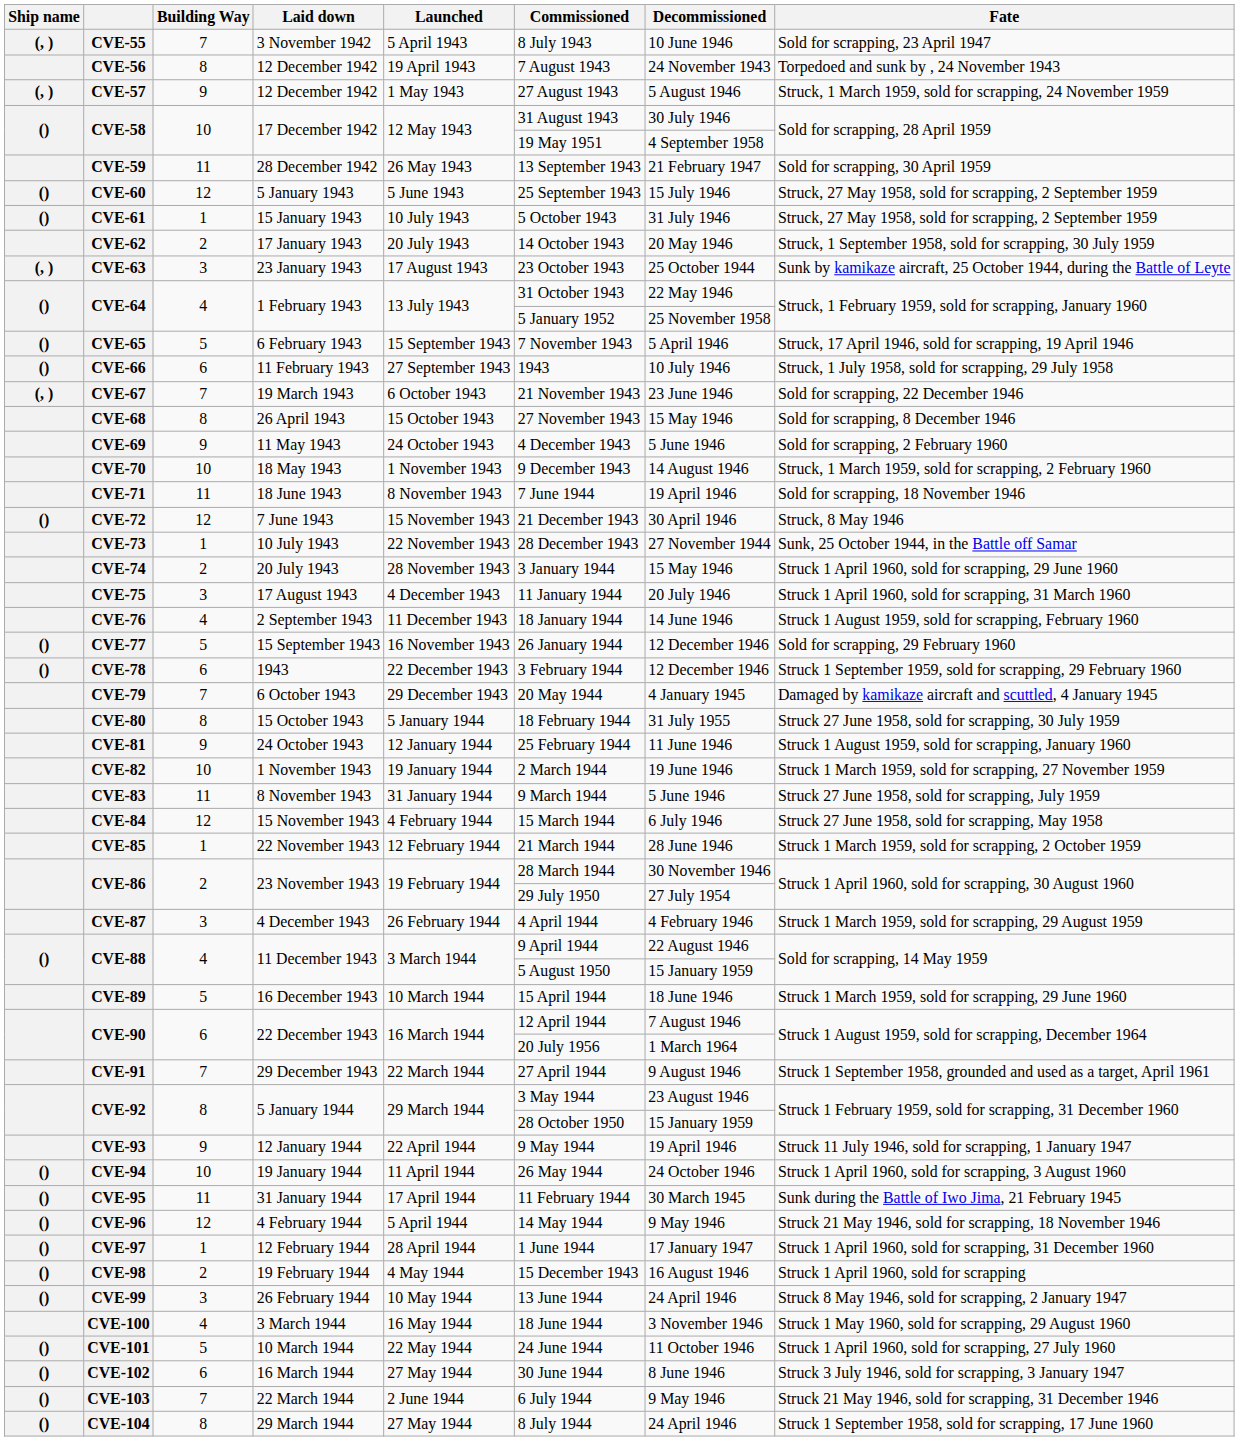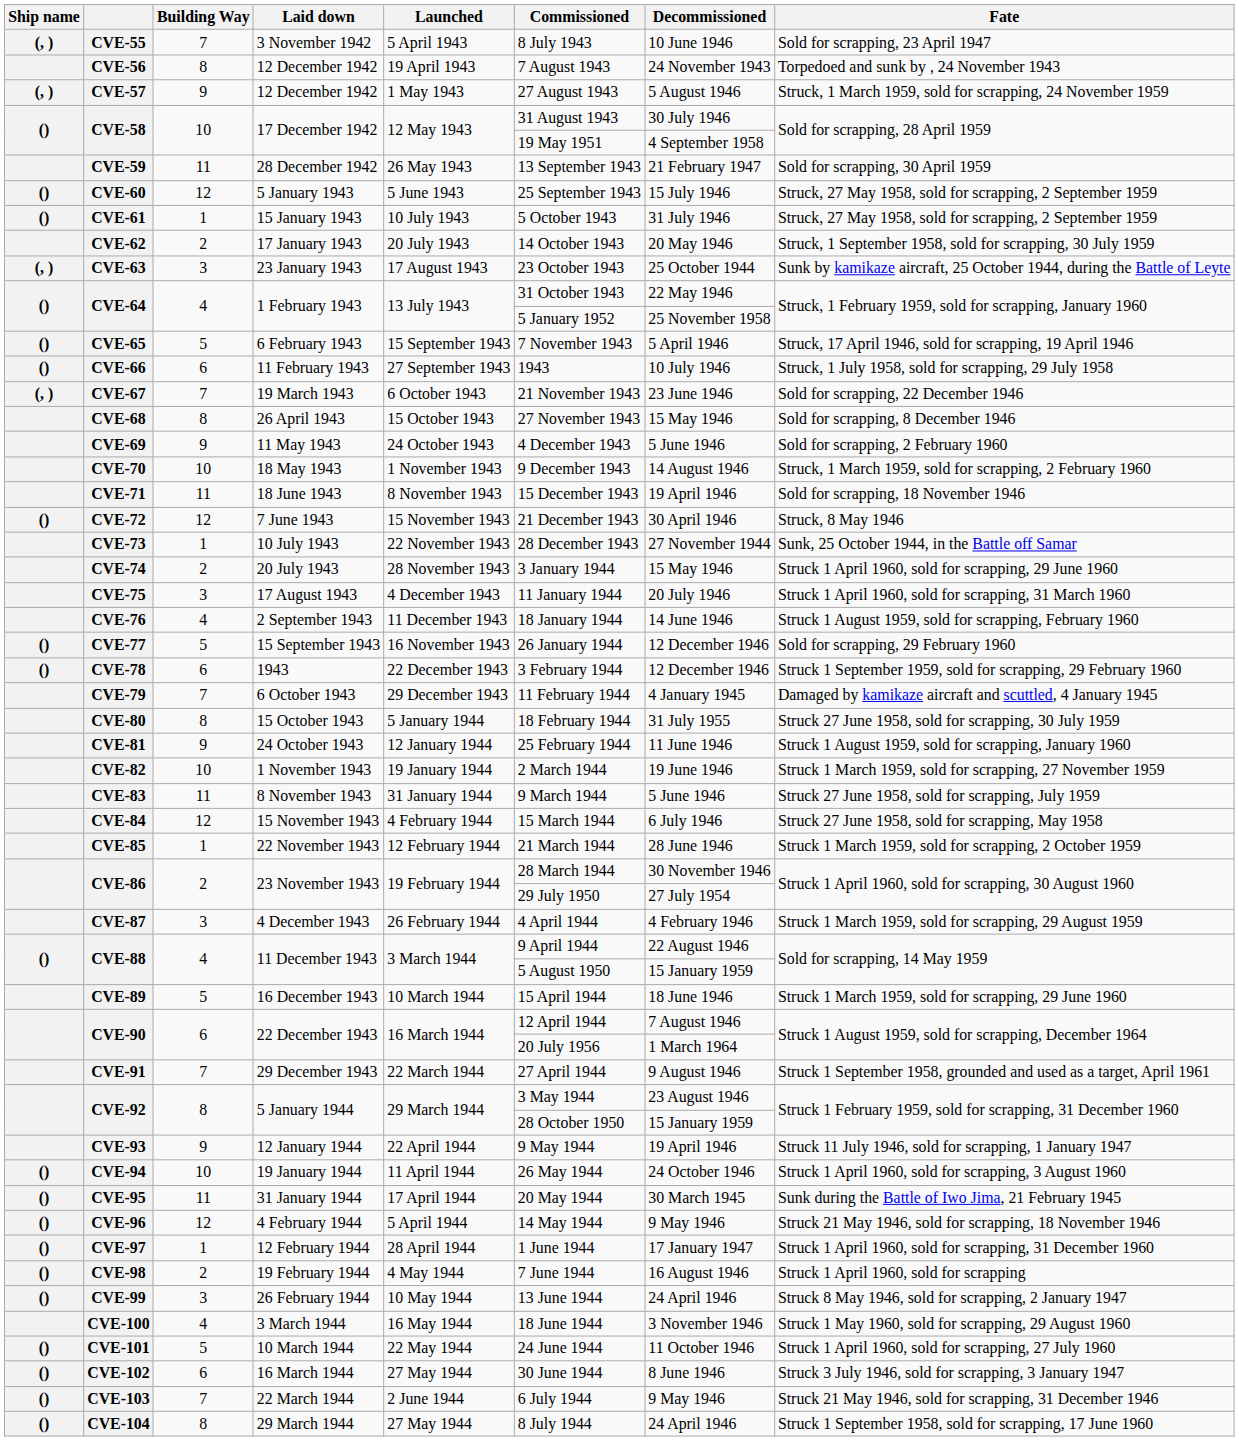(556, 494) 7 June 1944 -> (578, 494) 15 December 1943
(560, 695) 20 May 1944 -> (574, 695) 11 February 1944
(574, 1197) 11 February 1944 -> (560, 1197) 20 May 1944
(578, 1273) 15 December 1943 -> (556, 1273) 7 June 1944
